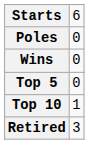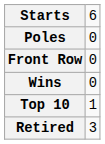+ row: (45, 61)
- row: (37, 83)
